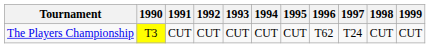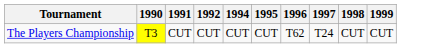- column: (237, 14)
